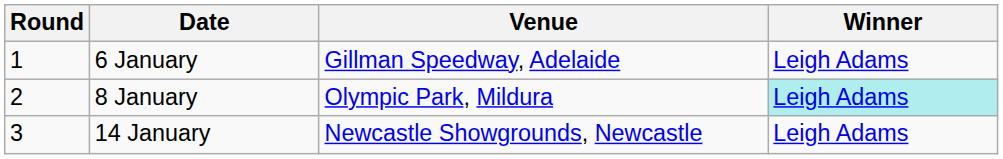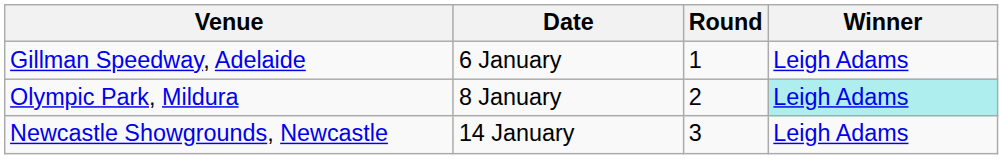columns swapped: (47, 23) <-> (544, 23)
